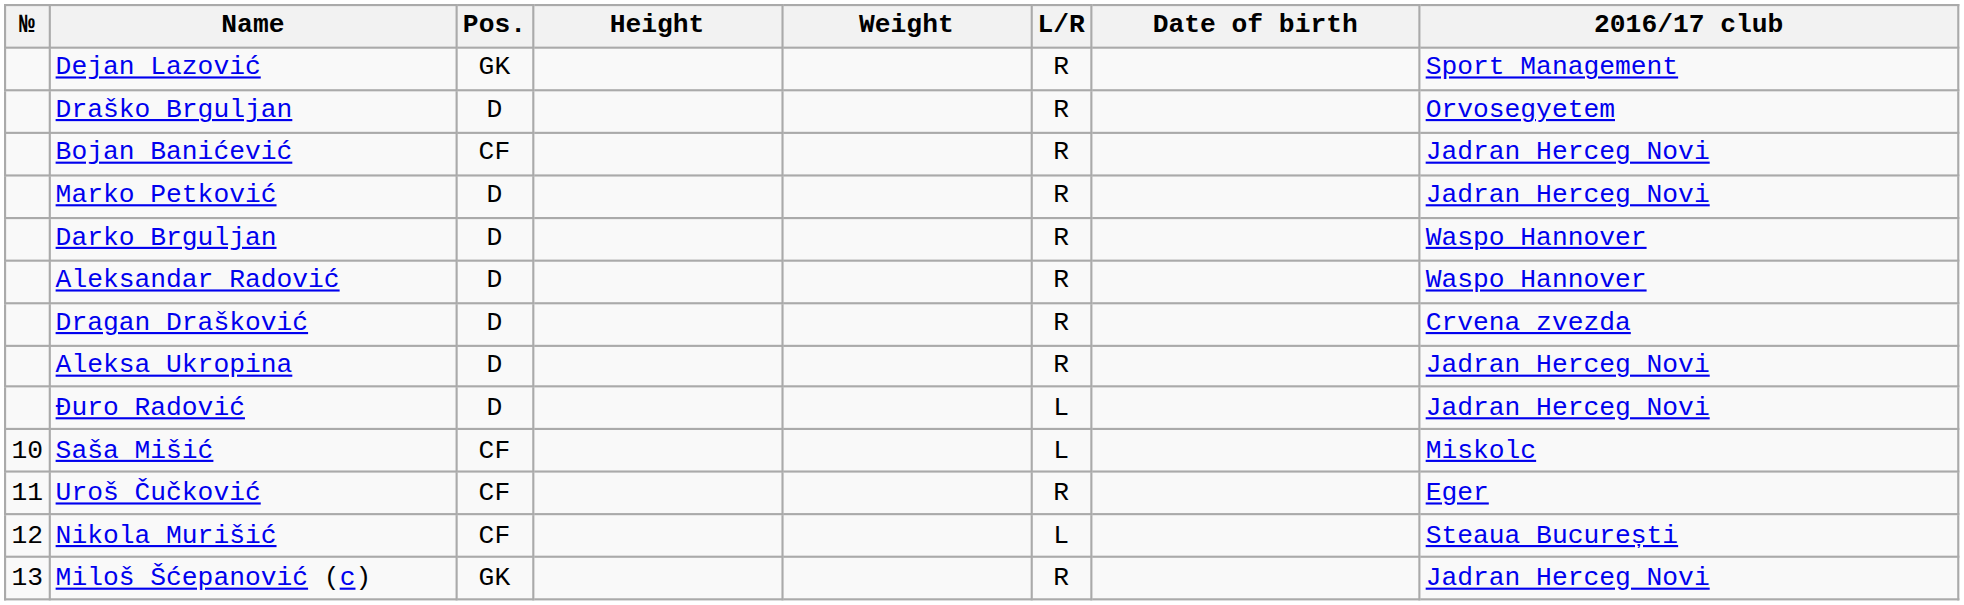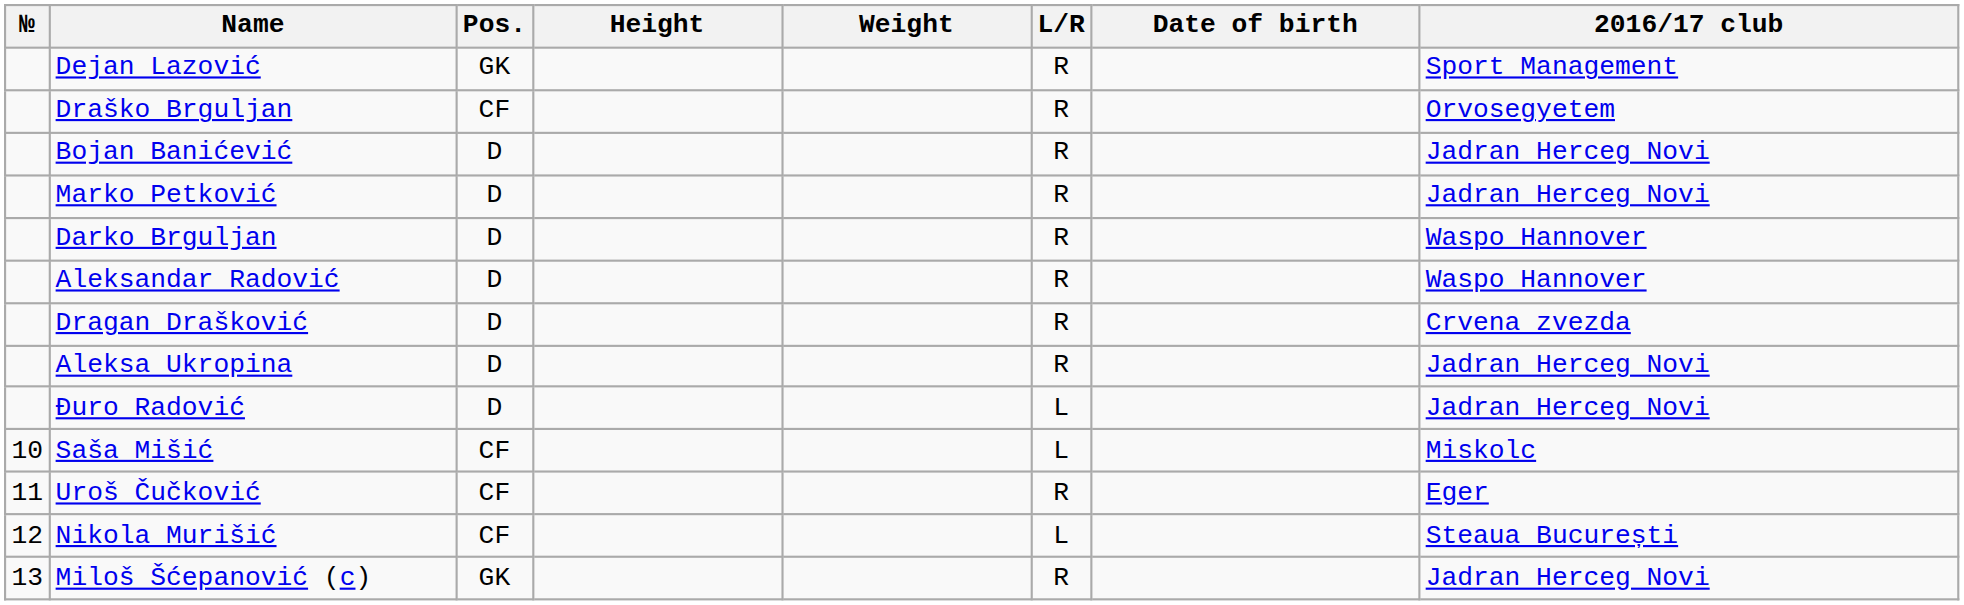(494, 112) D -> (494, 112) CF
(494, 154) CF -> (494, 154) D
